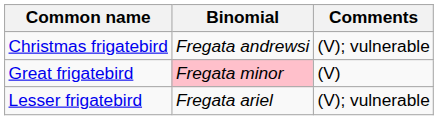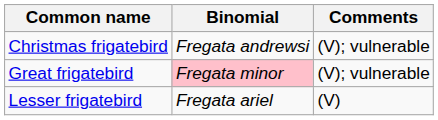(329, 73) (V) -> (374, 73) (V); vulnerable
(374, 100) (V); vulnerable -> (329, 100) (V)
